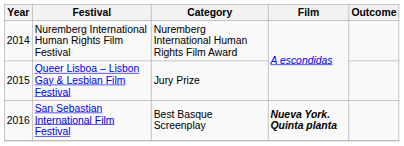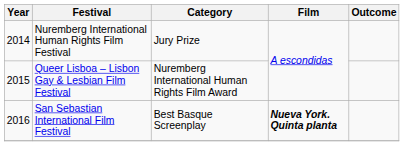(200, 40) Nuremberg International Human Rights Film Award -> (177, 40) Jury Prize
(177, 80) Jury Prize -> (200, 80) Nuremberg International Human Rights Film Award
